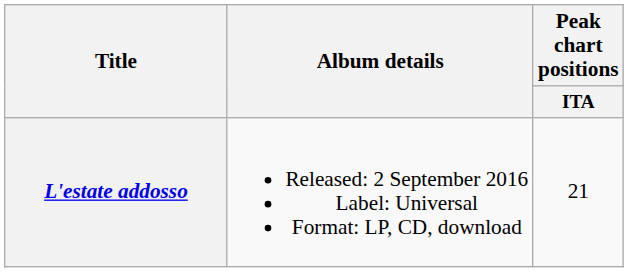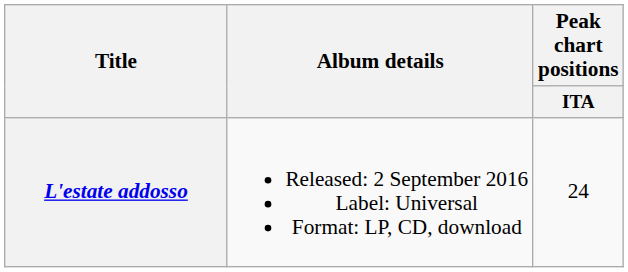(578, 191) 21 -> (578, 191) 24
